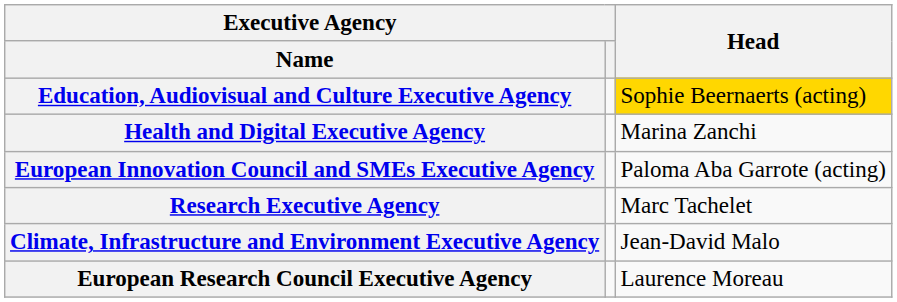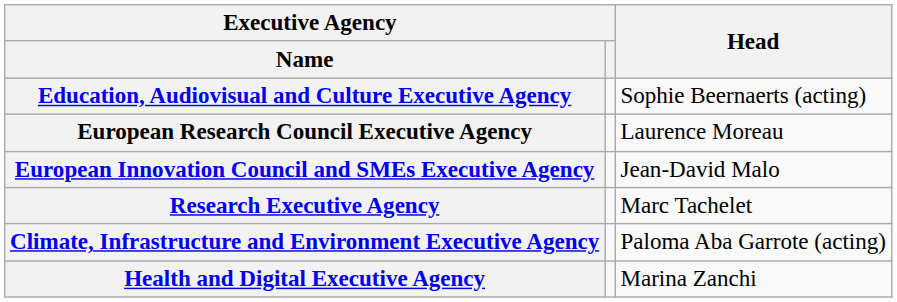(743, 95) gold background -> (743, 95) no background
rows swapped: (305, 278) <-> (305, 132)
(753, 168) Paloma Aba Garrote (acting) -> (700, 168) Jean-David Malo
(700, 242) Jean-David Malo -> (753, 242) Paloma Aba Garrote (acting)
